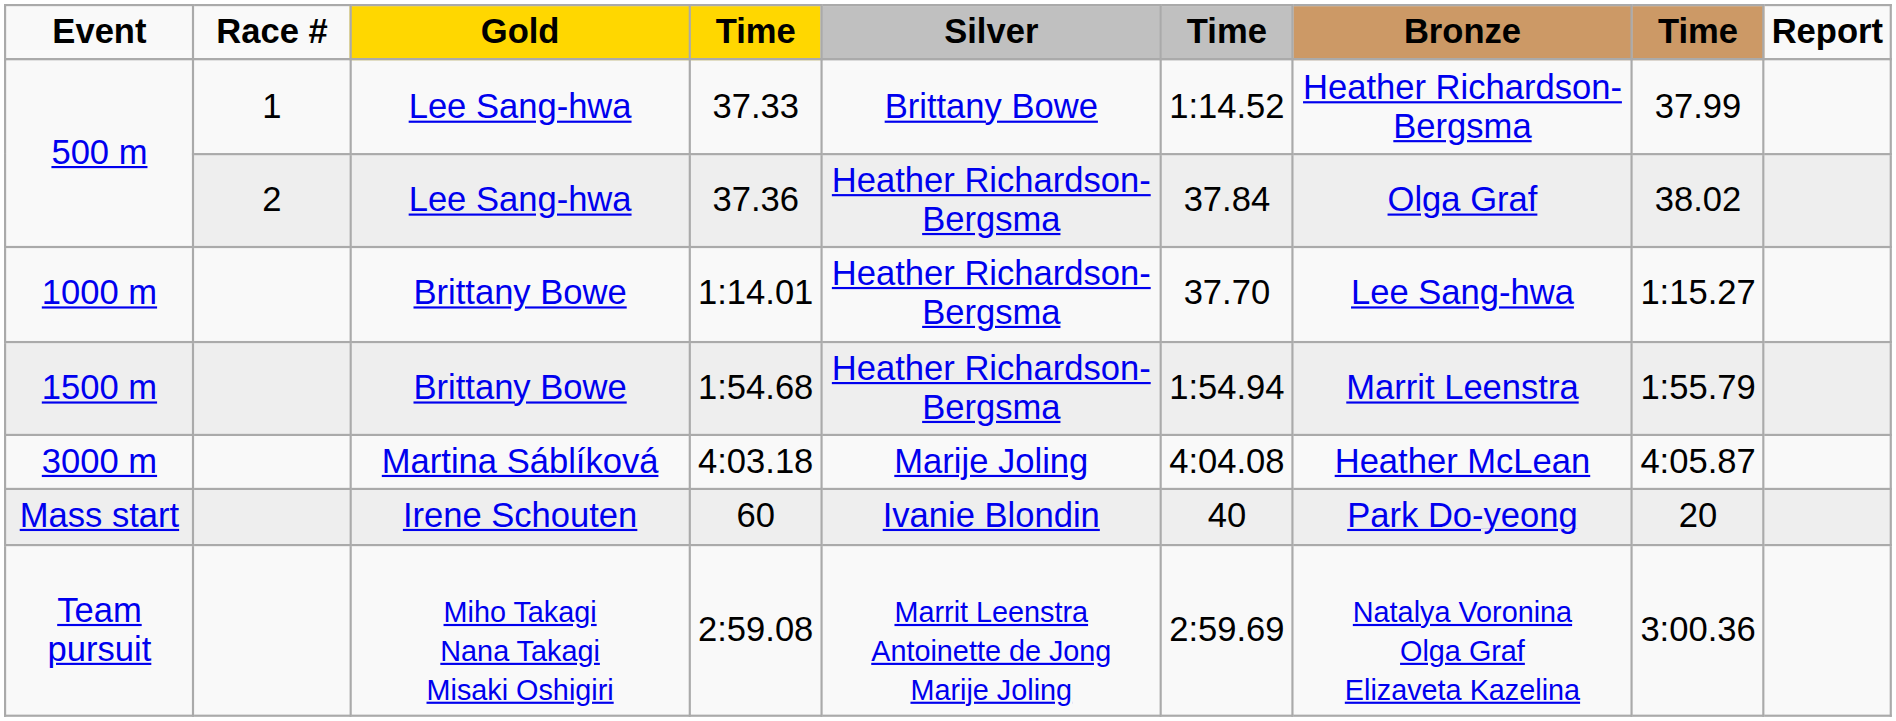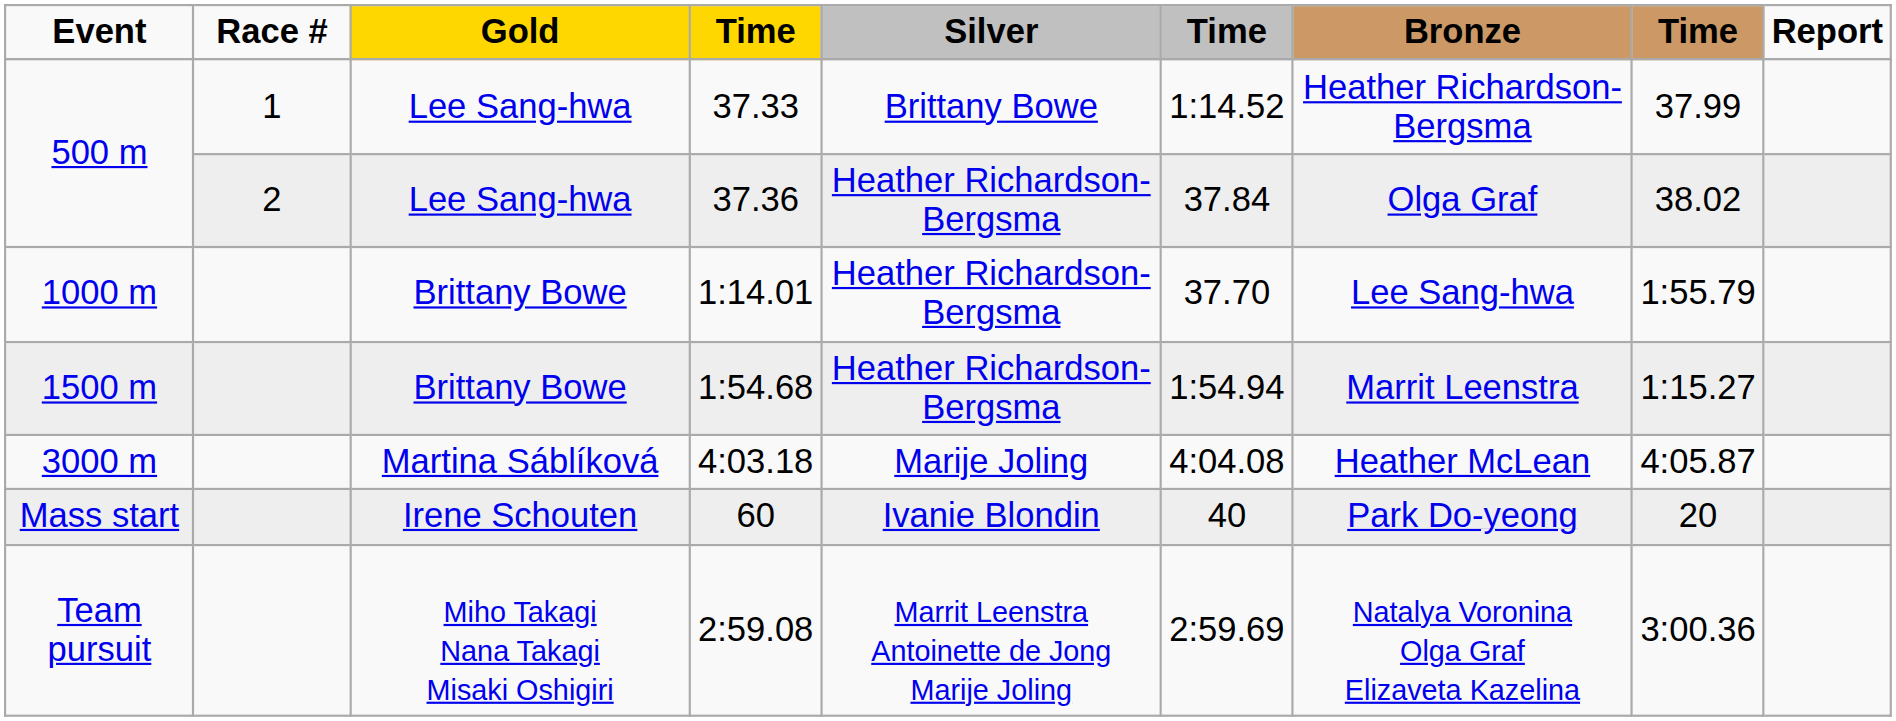(1698, 293) 1:15.27 -> (1698, 293) 1:55.79
(1698, 387) 1:55.79 -> (1698, 387) 1:15.27
